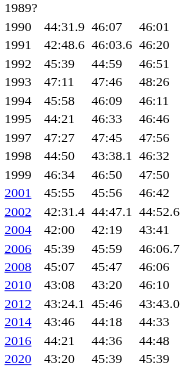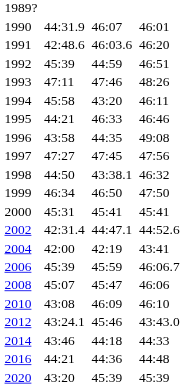(107, 100) 46:09 -> (107, 100) 43:20
+ row: (18, 137)
+ row: (18, 211)
- row: (18, 192)
(107, 285) 43:20 -> (107, 303) 46:09
